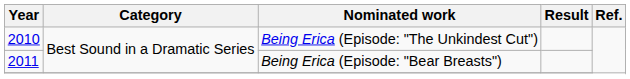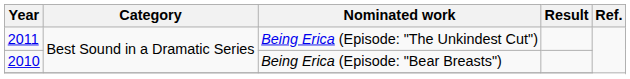(24, 38) 2010 -> (23, 38) 2011
(23, 61) 2011 -> (24, 61) 2010
